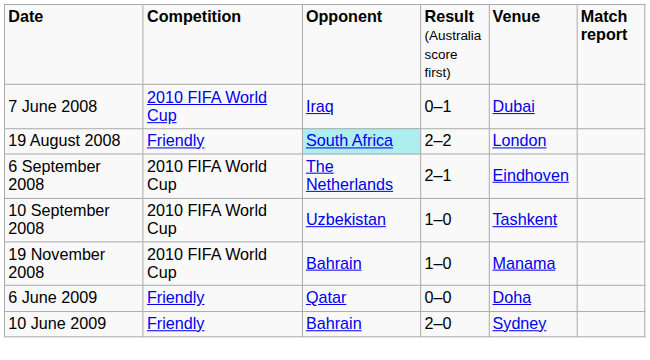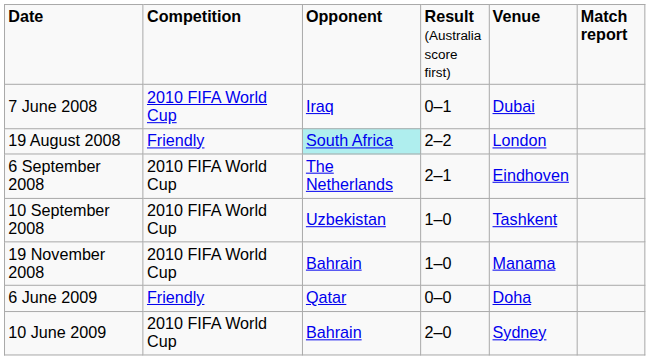(176, 323) Friendly -> (207, 333) 2010 FIFA World Cup
